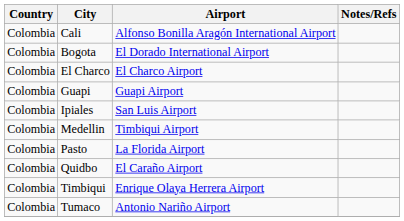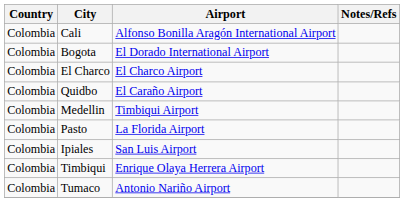- row: (76, 91)
rows swapped: (77, 110) <-> (79, 168)
